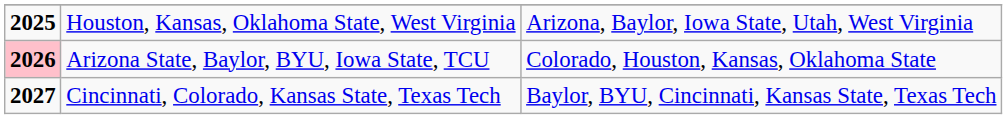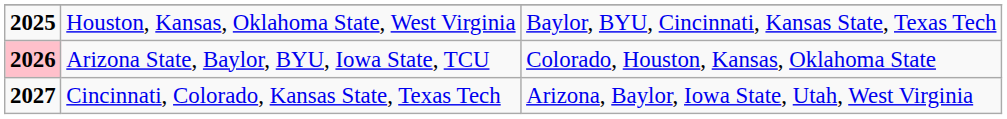(750, 22) Arizona, Baylor, Iowa State, Utah, West Virginia -> (761, 22) Baylor, BYU, Cincinnati, Kansas State, Texas Tech
(761, 95) Baylor, BYU, Cincinnati, Kansas State, Texas Tech -> (750, 95) Arizona, Baylor, Iowa State, Utah, West Virginia
